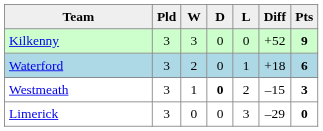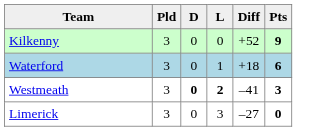- column: (194, 16)
(246, 89) normal -> (220, 89) bold
(275, 89) –15 -> (249, 89) –41
(275, 114) –29 -> (249, 114) –27
